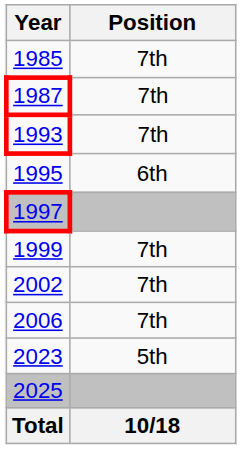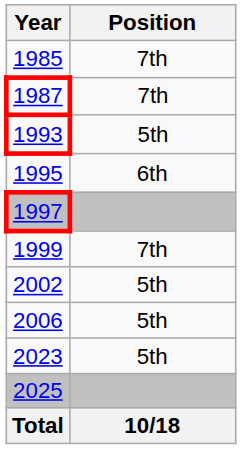(153, 135) 7th -> (153, 135) 5th
(152, 285) 7th -> (152, 285) 5th
(152, 320) 7th -> (152, 320) 5th
